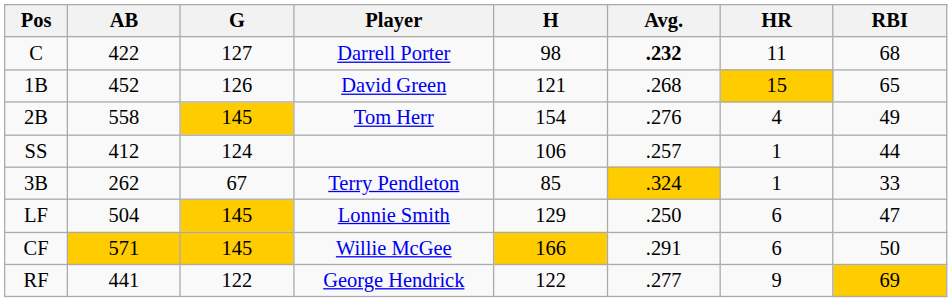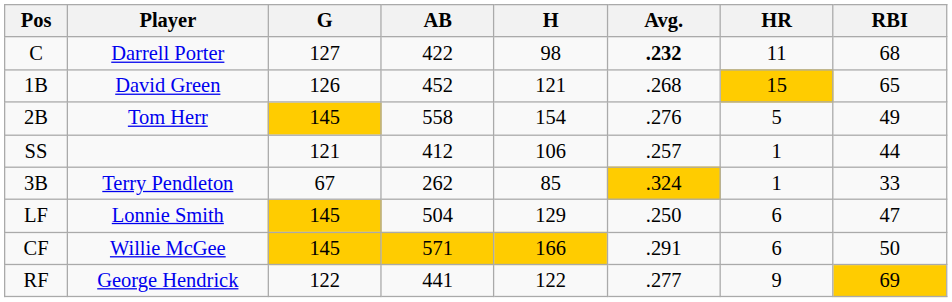columns swapped: (394, 20) <-> (124, 20)
(777, 118) 4 -> (777, 118) 5
(237, 150) 124 -> (325, 150) 121
